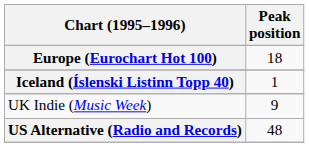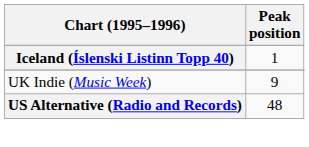- row: (125, 57)
